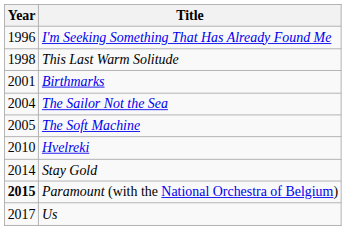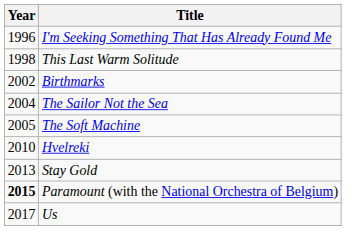(22, 81) 2001 -> (22, 81) 2002
(22, 170) 2014 -> (22, 170) 2013
